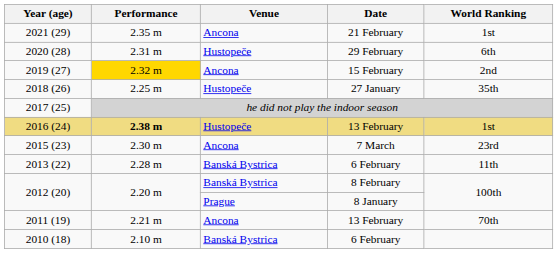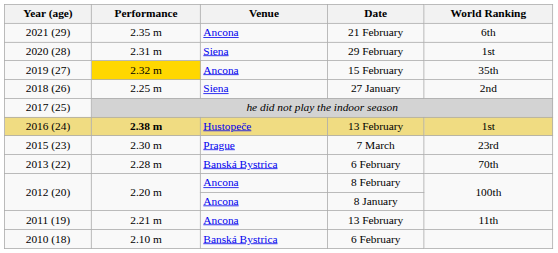(488, 33) 1st -> (488, 33) 6th
(227, 51) Hustopeče -> (216, 51) Siena
(488, 51) 6th -> (488, 51) 1st
(488, 70) 2nd -> (488, 70) 35th
(227, 89) Hustopeče -> (216, 89) Siena
(488, 89) 35th -> (488, 89) 2nd
(221, 145) Ancona -> (219, 145) Prague
(488, 164) 11th -> (488, 164) 70th
(240, 183) Banská Bystrica -> (221, 183) Ancona
(219, 201) Prague -> (221, 201) Ancona
(488, 220) 70th -> (488, 220) 11th
